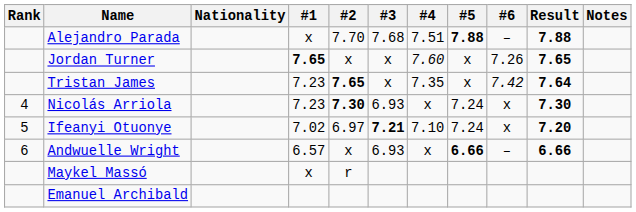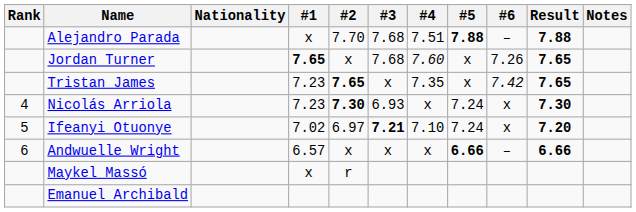(388, 61) x -> (388, 61) 7.68
(555, 83) 7.64 -> (555, 83) 7.65
(388, 151) 6.93 -> (388, 151) x
